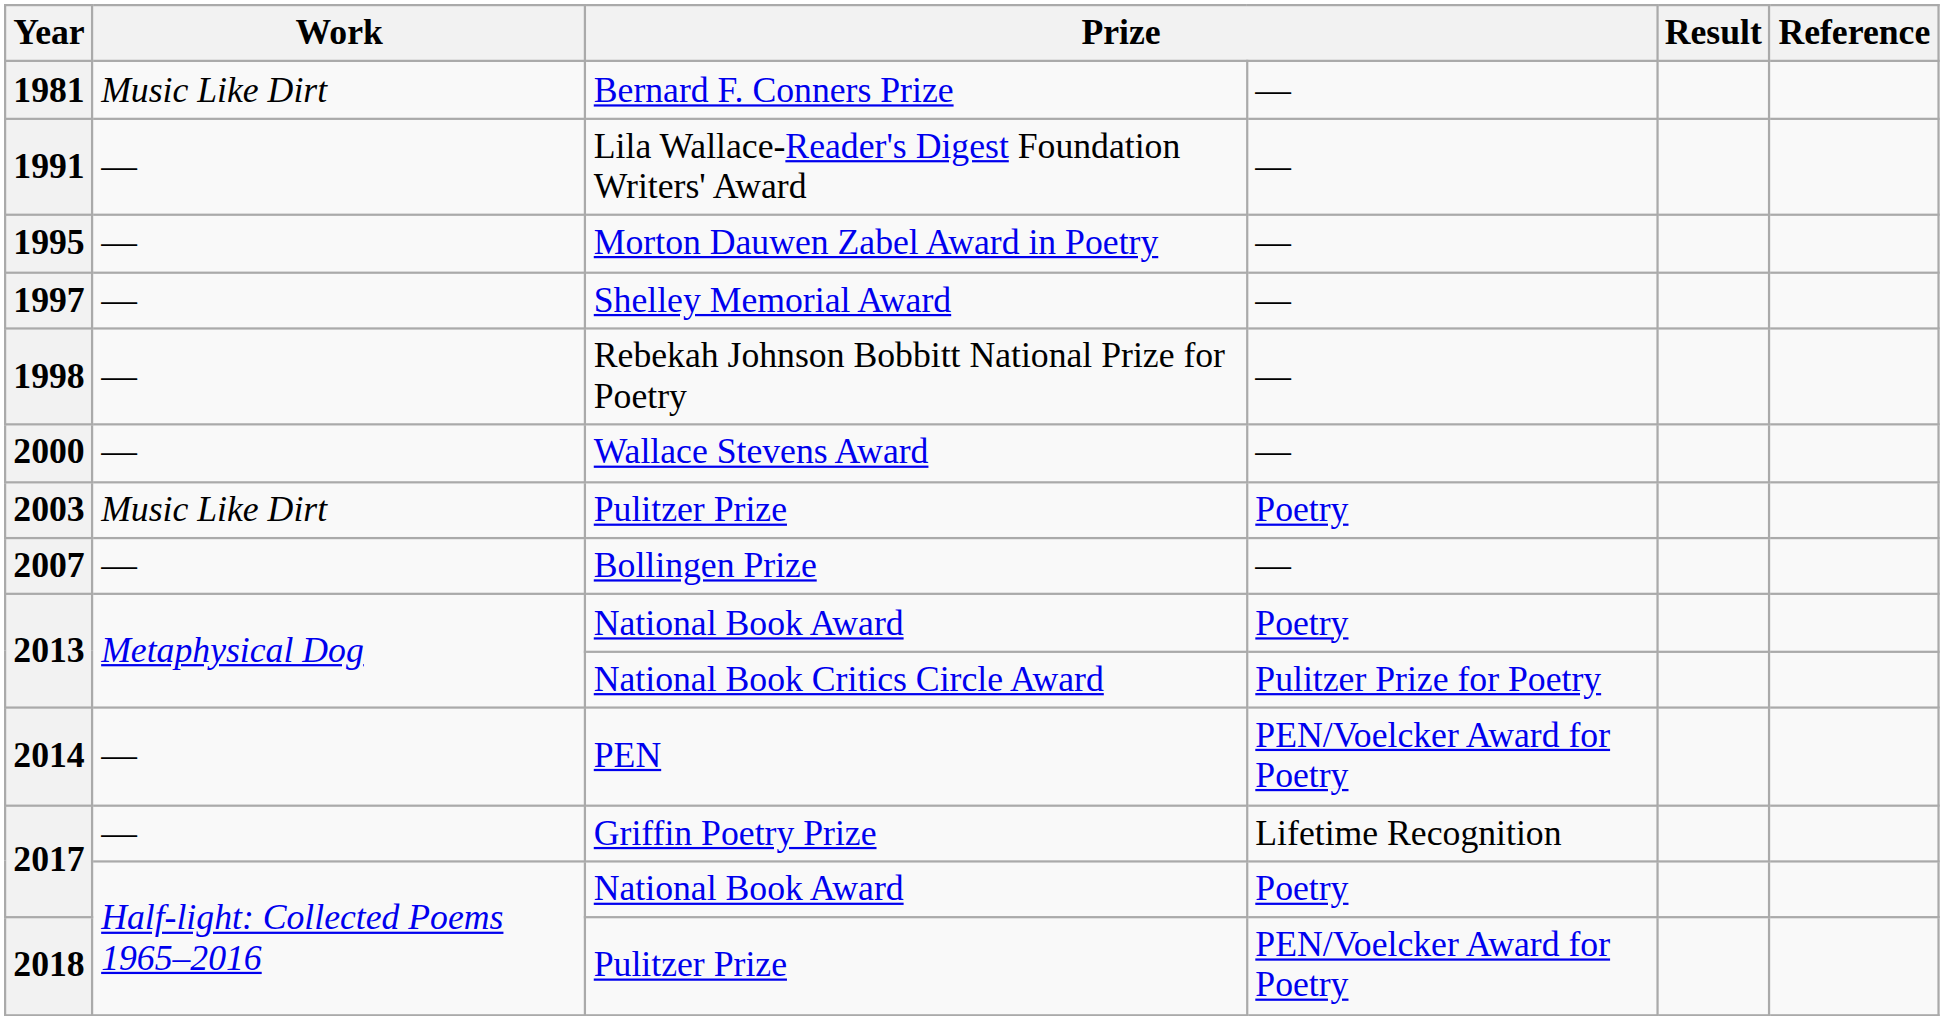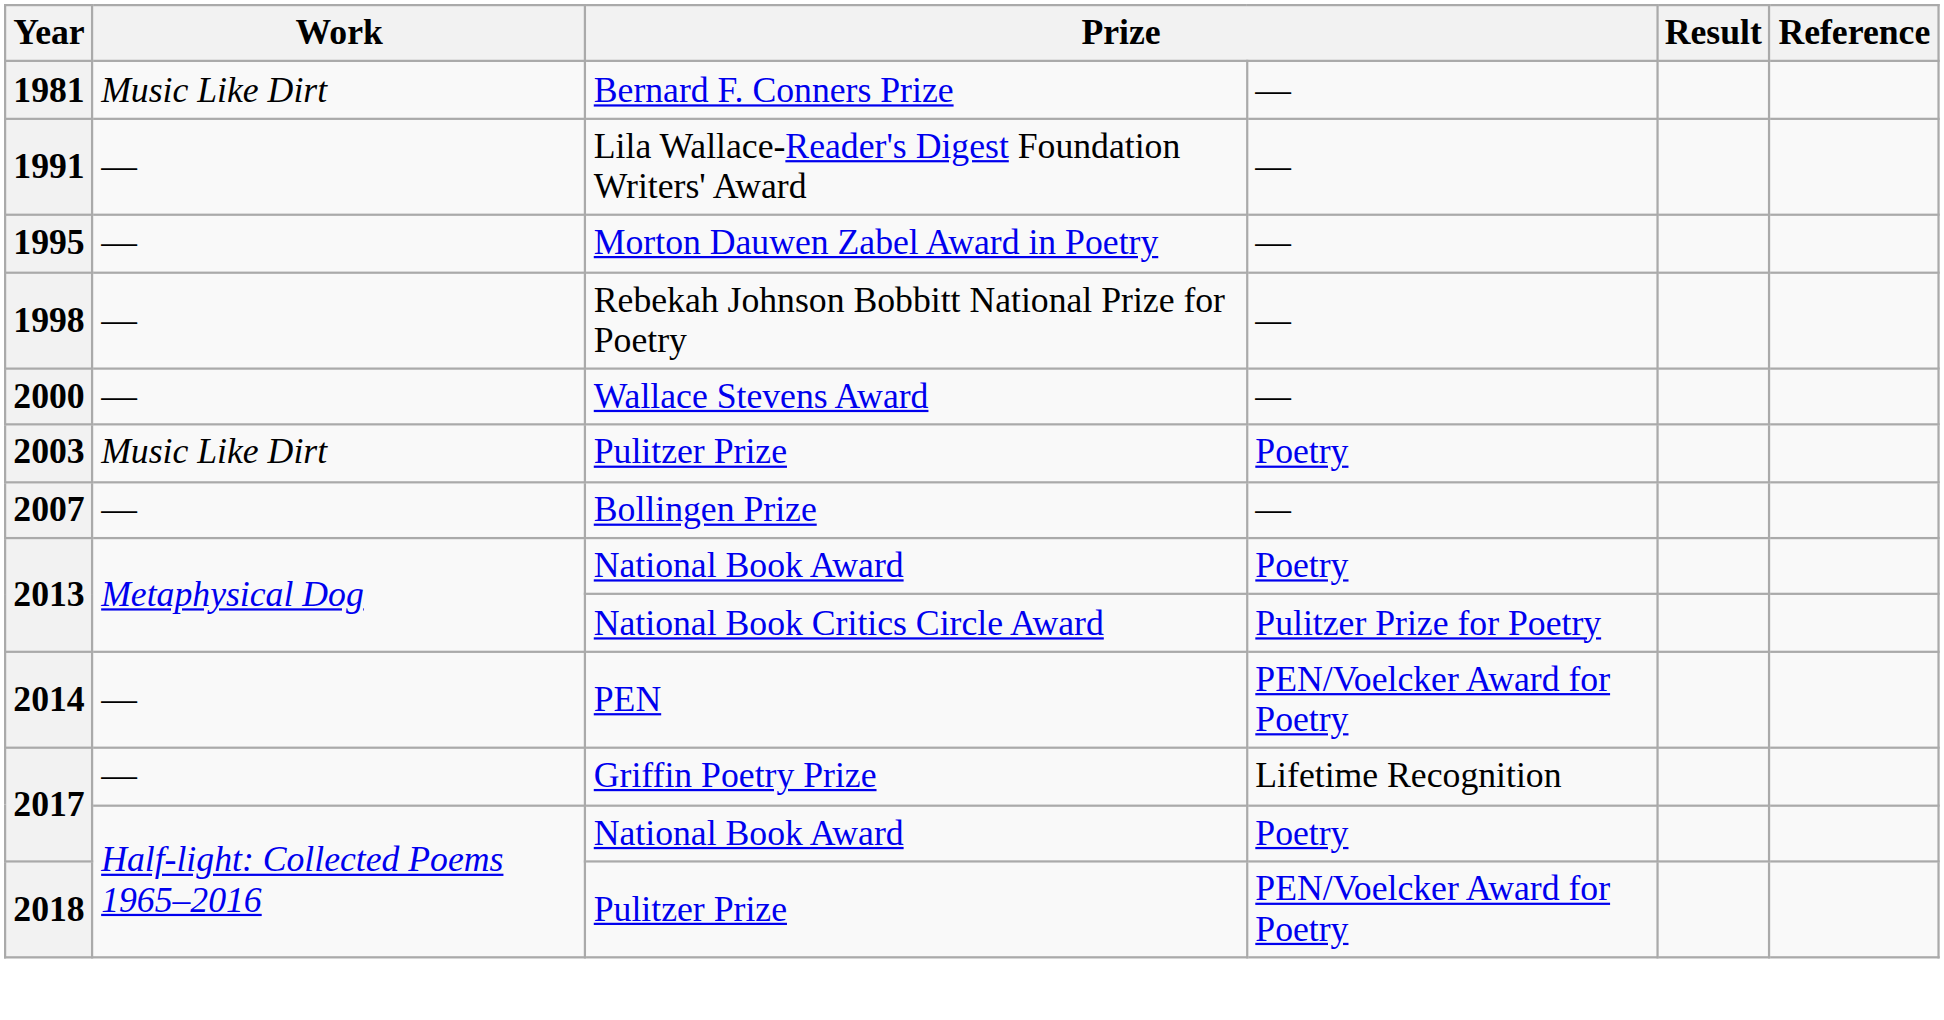- row: (49, 299)
